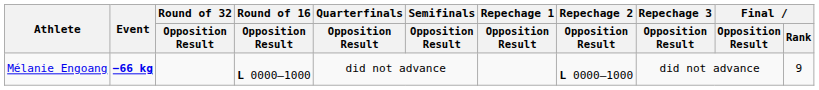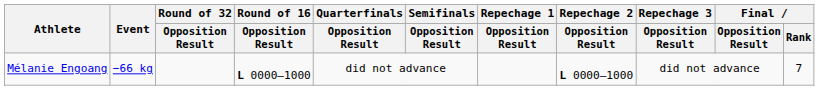(133, 69) bold -> (133, 69) normal
(799, 69) 9 -> (799, 69) 7
